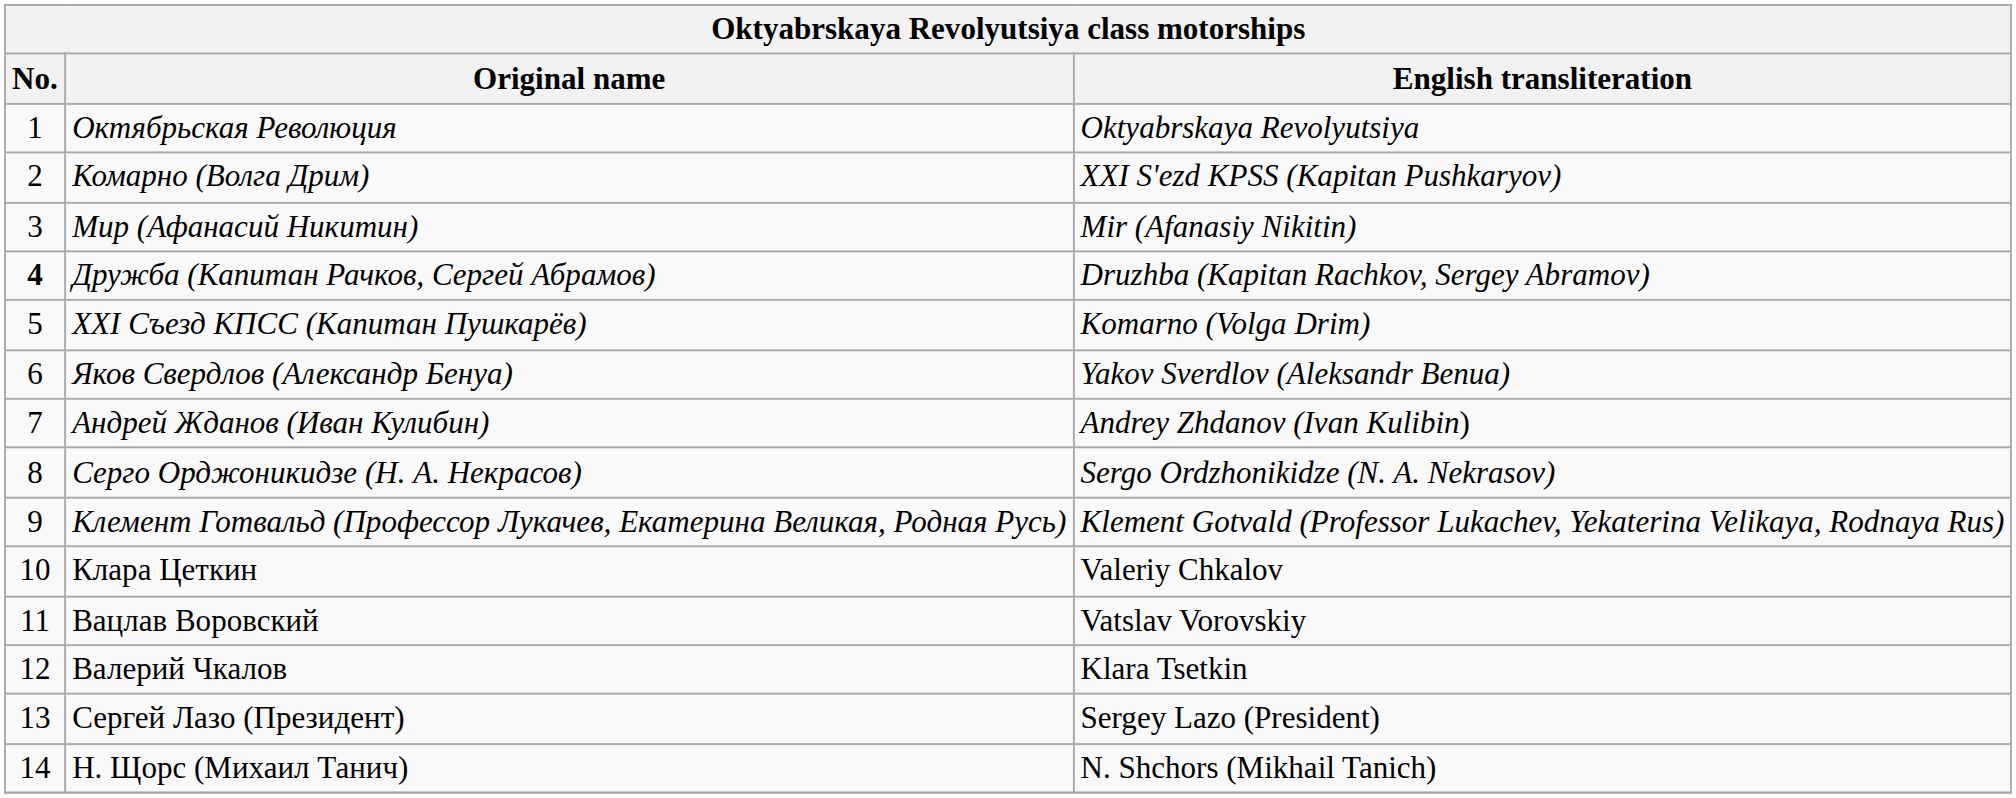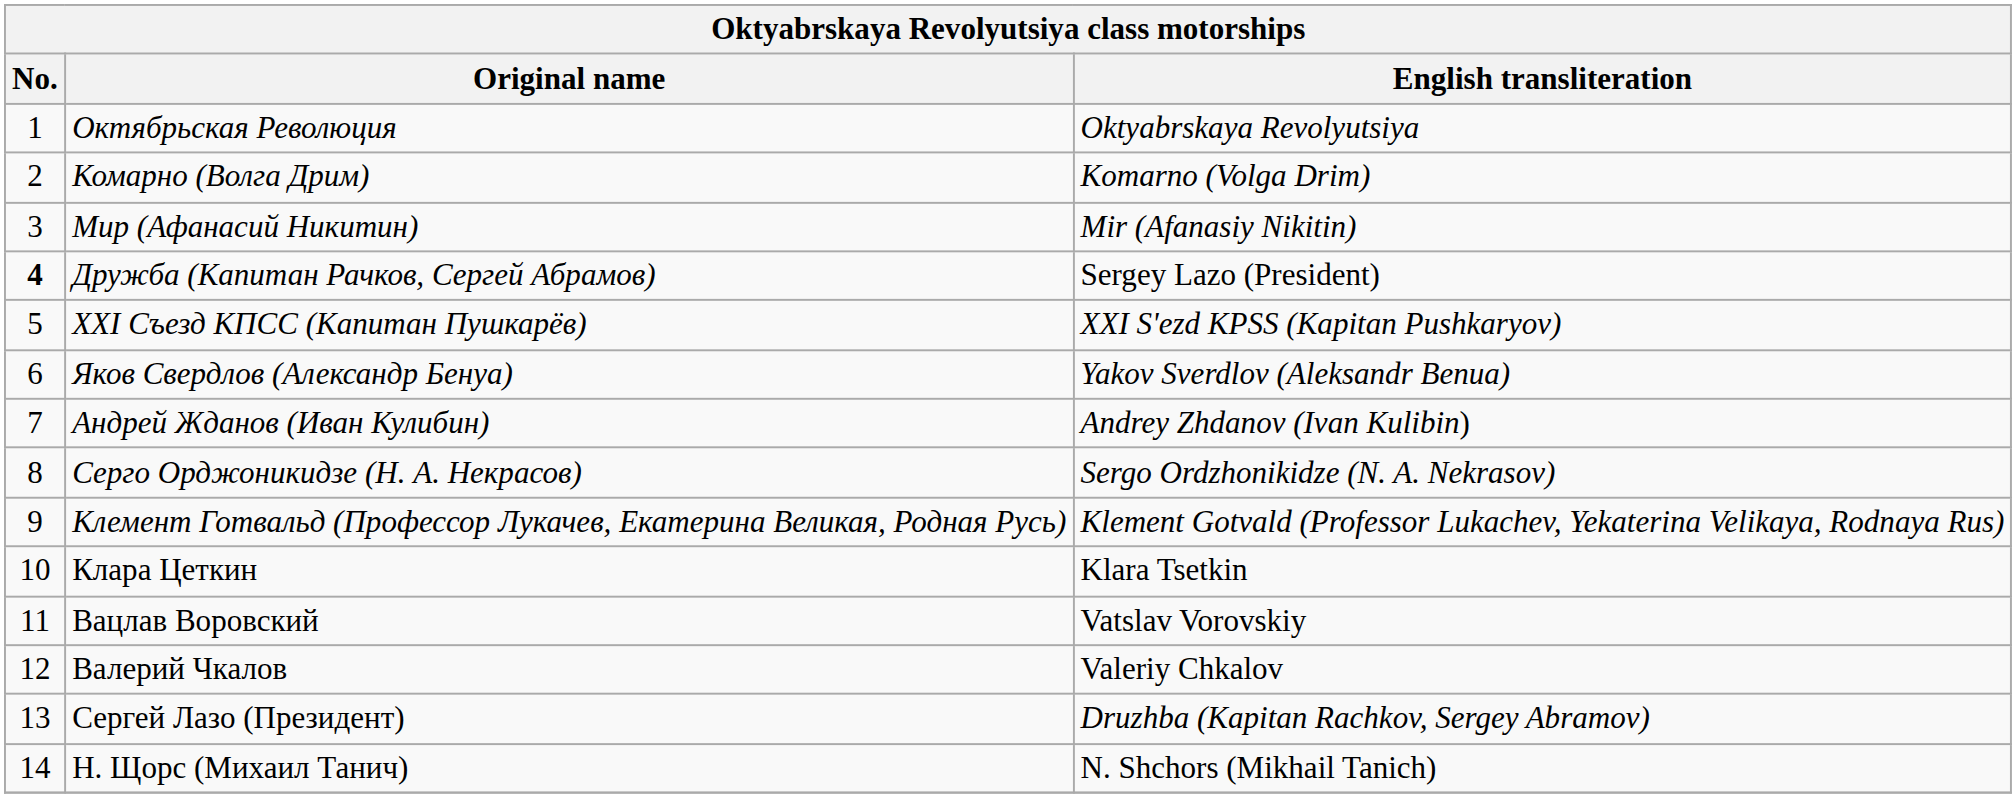(1321, 176) XXI S'ezd KPSS (Kapitan Pushkaryov) -> (1225, 176) Komarno (Volga Drim)
(1365, 275) Druzhba (Kapitan Rachkov, Sergey Abramov) -> (1230, 275) Sergey Lazo (President)
(1225, 324) Komarno (Volga Drim) -> (1321, 324) XXI S'ezd KPSS (Kapitan Pushkaryov)
(1182, 570) Valeriy Chkalov -> (1164, 570) Klara Tsetkin
(1164, 669) Klara Tsetkin -> (1182, 669) Valeriy Chkalov
(1230, 718) Sergey Lazo (President) -> (1365, 718) Druzhba (Kapitan Rachkov, Sergey Abramov)
